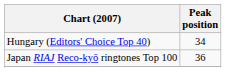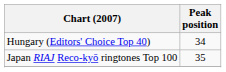(200, 58) 36 -> (200, 58) 35
